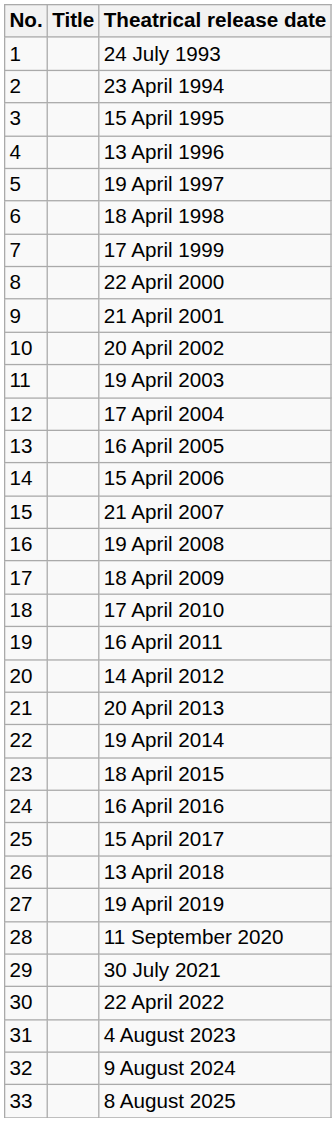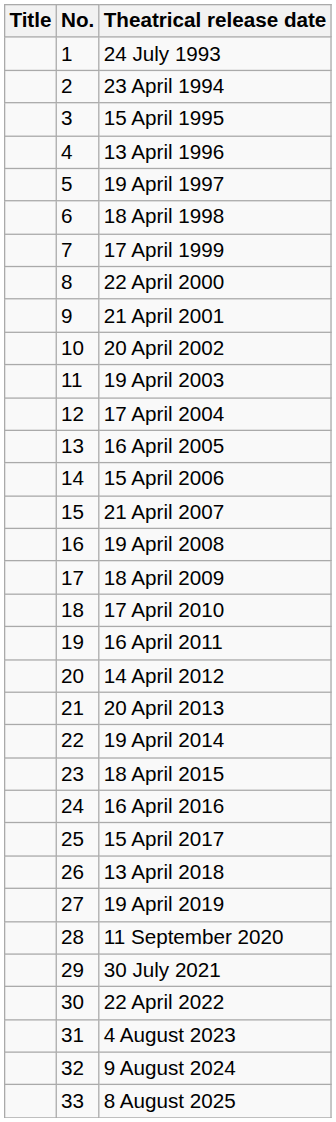columns swapped: (26, 20) <-> (73, 20)
